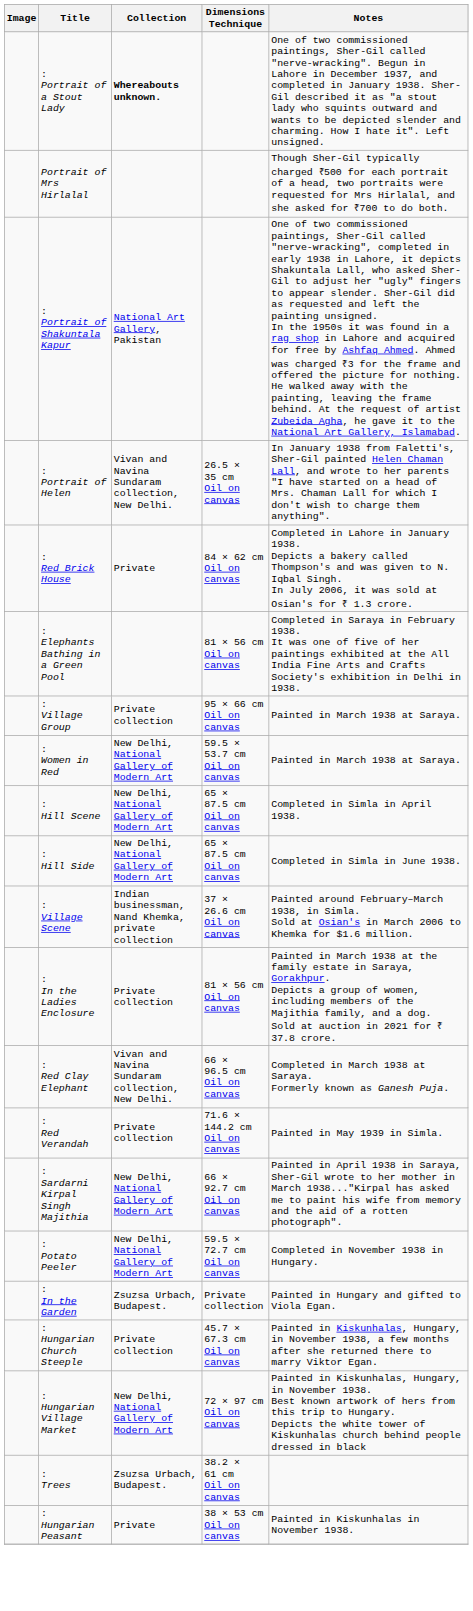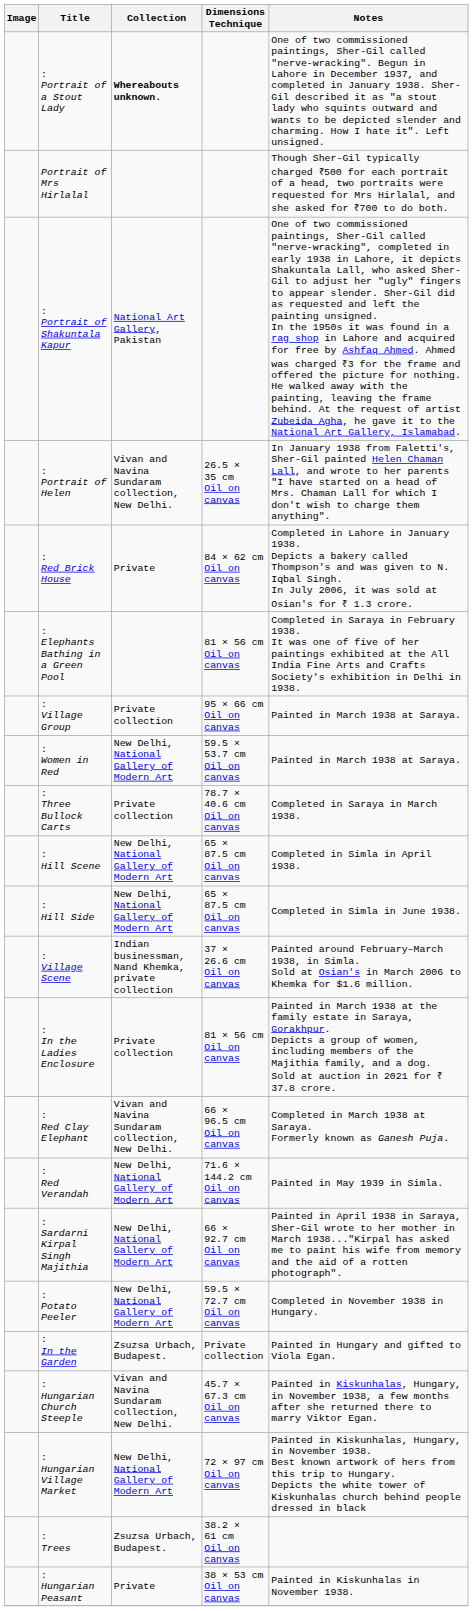+ row: (62, 811)
(143, 1133) Private collection -> (143, 1183) New Delhi, National Gallery of Modern Art
(143, 1345) Private collection -> (146, 1401) Vivan and Navina Sundaram collection, New Delhi.
